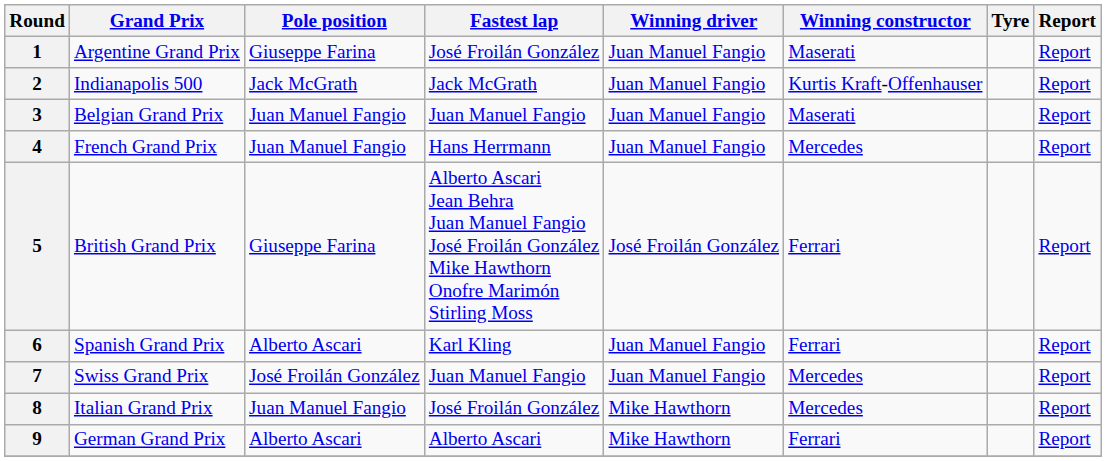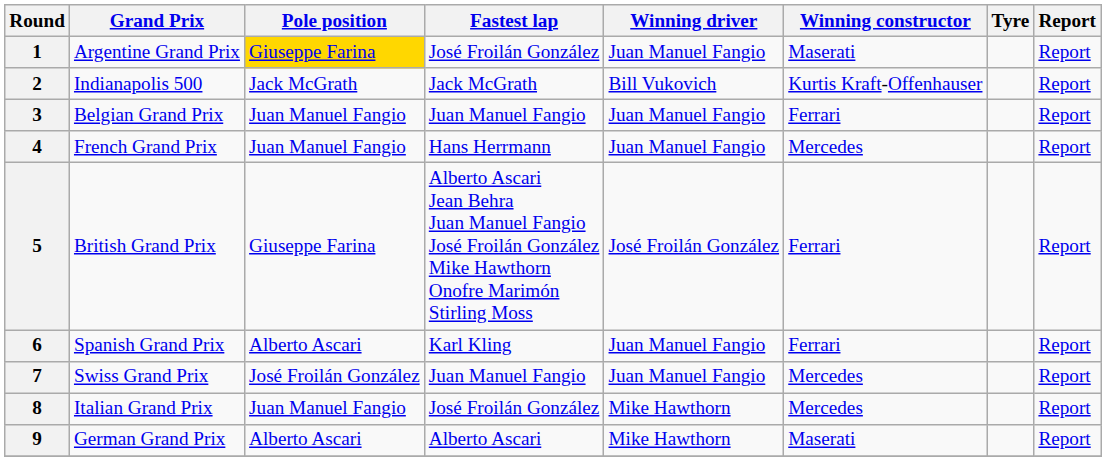(312, 51) no background -> (312, 51) gold background
(687, 83) Juan Manuel Fangio -> (662, 83) Bill Vukovich
(822, 115) Maserati -> (814, 115) Ferrari
(814, 439) Ferrari -> (822, 439) Maserati
